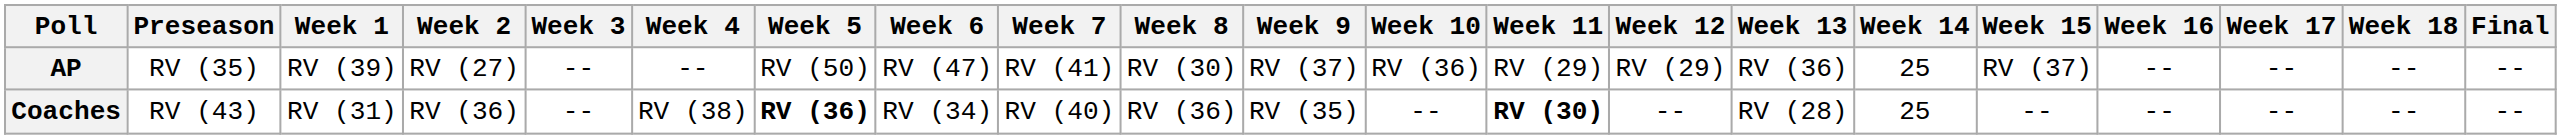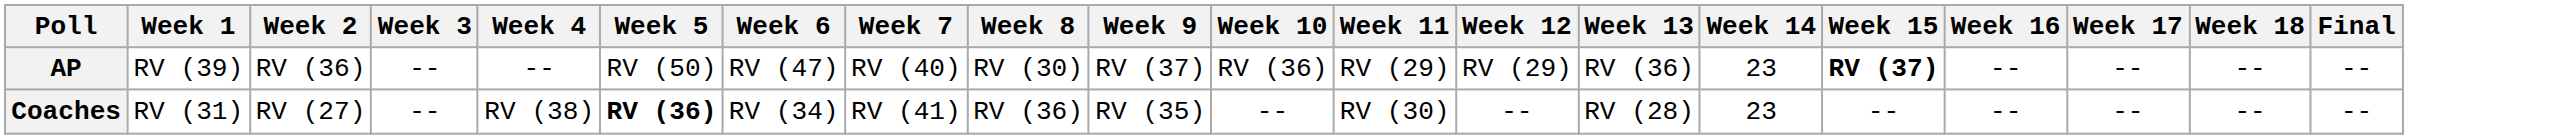- column: (204, 26)
(464, 69) RV (27) -> (311, 69) RV (36)
(1059, 69) RV (41) -> (906, 69) RV (40)
(1915, 69) 25 -> (1761, 69) 23
(2037, 69) normal -> (1883, 69) bold
(464, 111) RV (36) -> (311, 111) RV (27)
(1059, 111) RV (40) -> (906, 111) RV (41)
(1548, 111) bold -> (1395, 111) normal
(1915, 111) 25 -> (1761, 111) 23
